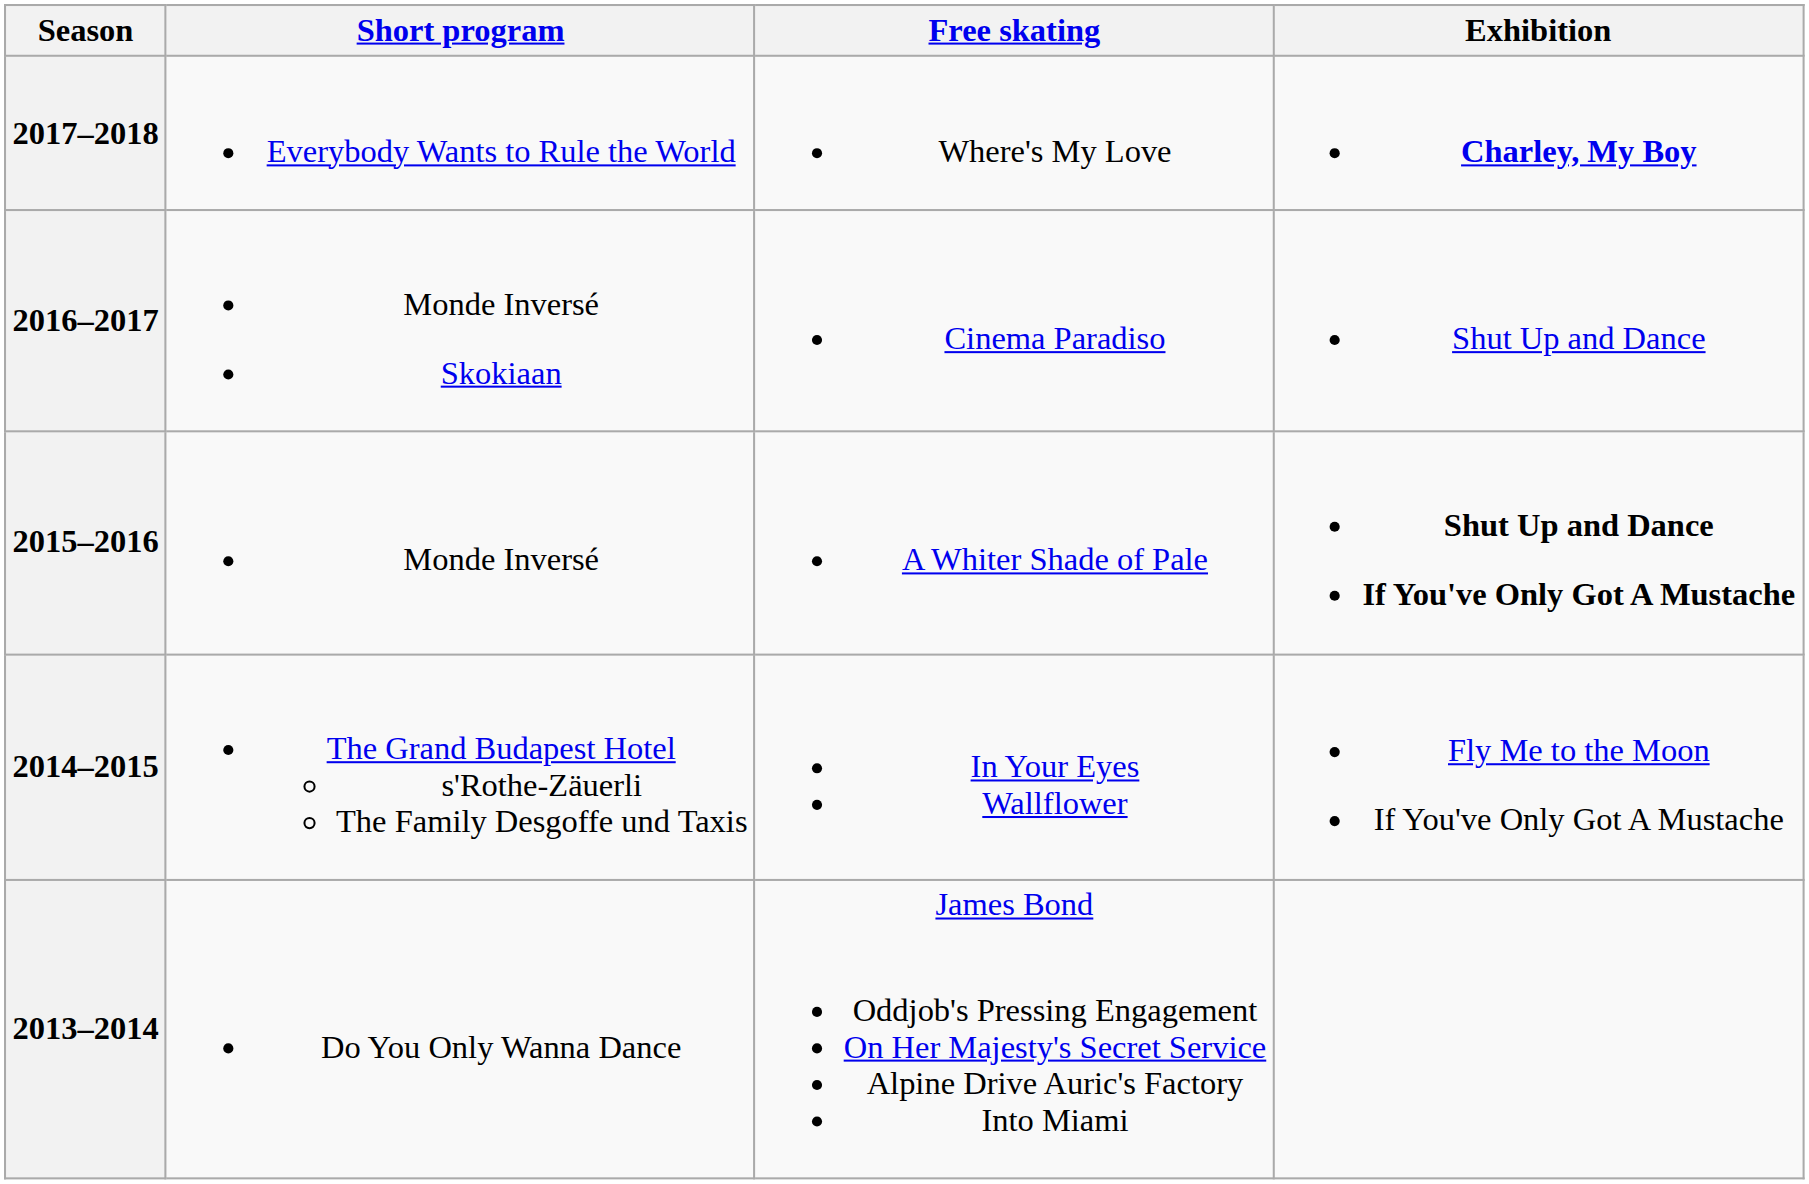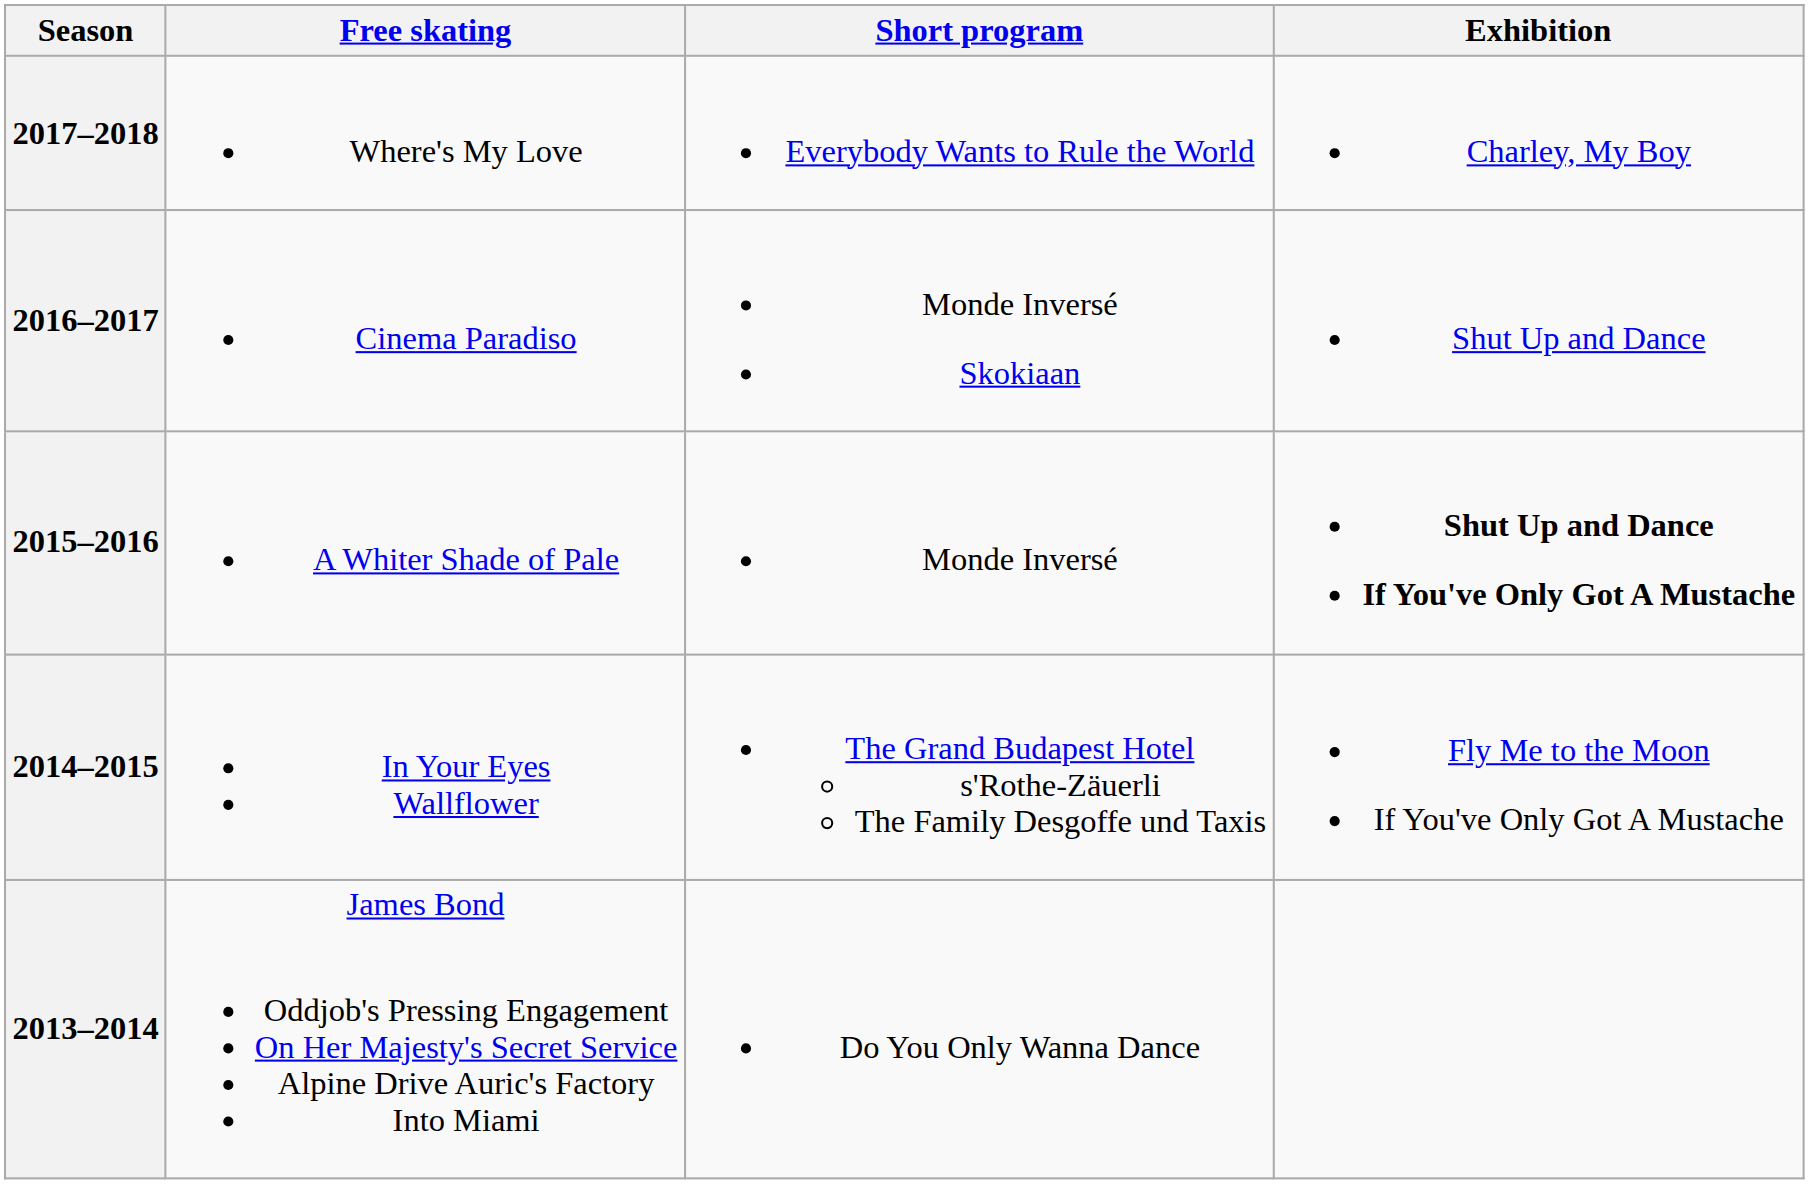columns swapped: (461, 30) <-> (1014, 30)
(1538, 151) bold -> (1538, 151) normal
